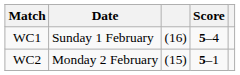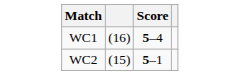- column: (105, 15)
